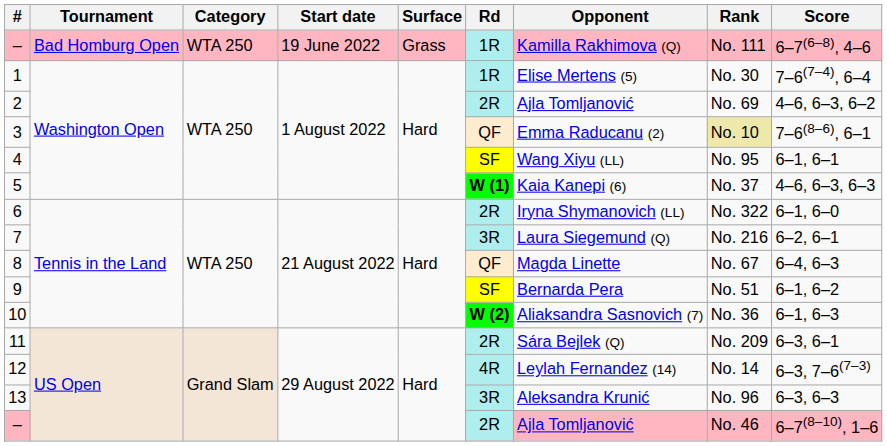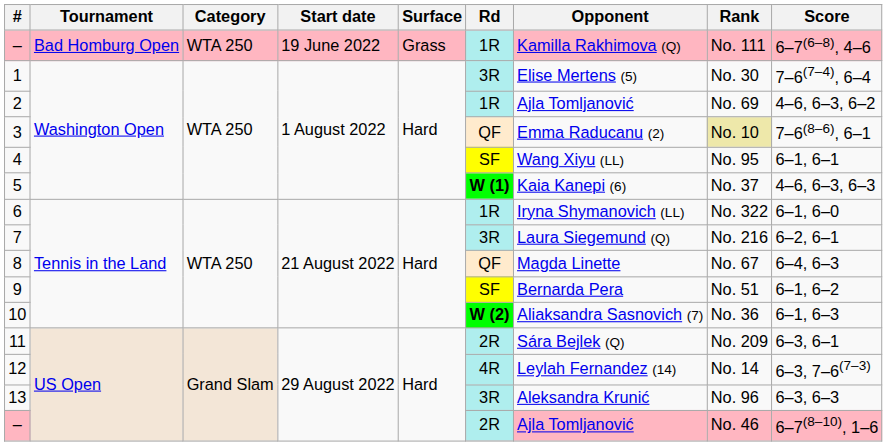(490, 75) 1R -> (490, 75) 3R
(490, 103) 2R -> (490, 103) 1R
(490, 211) 2R -> (490, 211) 1R
